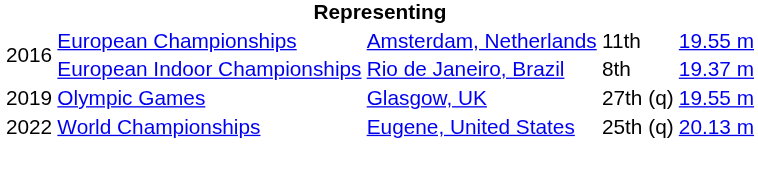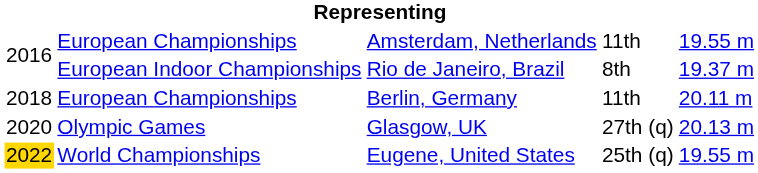+ row: (442, 98)
(29, 98) 2019 -> (29, 126) 2020
(716, 98) 19.55 m -> (716, 126) 20.13 m
(29, 126) no background -> (29, 155) gold background
(716, 126) 20.13 m -> (716, 155) 19.55 m
